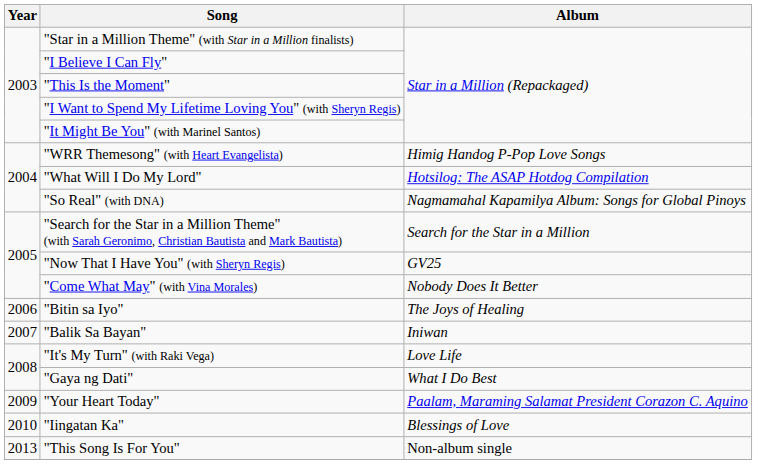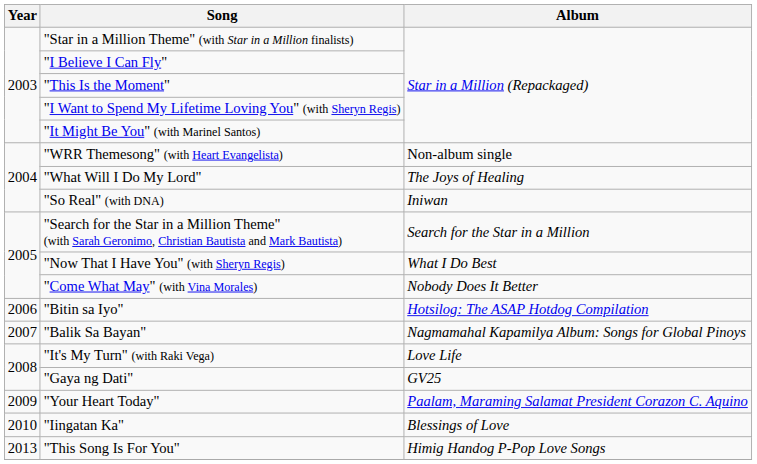(506, 154) Himig Handog P-Pop Love Songs -> (460, 154) Non-album single
(528, 177) Hotsilog: The ASAP Hotdog Compilation -> (466, 177) The Joys of Healing
(577, 200) Nagmamahal Kapamilya Album: Songs for Global Pinoys -> (427, 200) Iniwan
(424, 263) GV25 -> (452, 263) What I Do Best
(466, 309) The Joys of Healing -> (528, 309) Hotsilog: The ASAP Hotdog Compilation
(427, 332) Iniwan -> (577, 332) Nagmamahal Kapamilya Album: Songs for Global Pinoys
(452, 378) What I Do Best -> (424, 378) GV25
(460, 448) Non-album single -> (506, 448) Himig Handog P-Pop Love Songs
